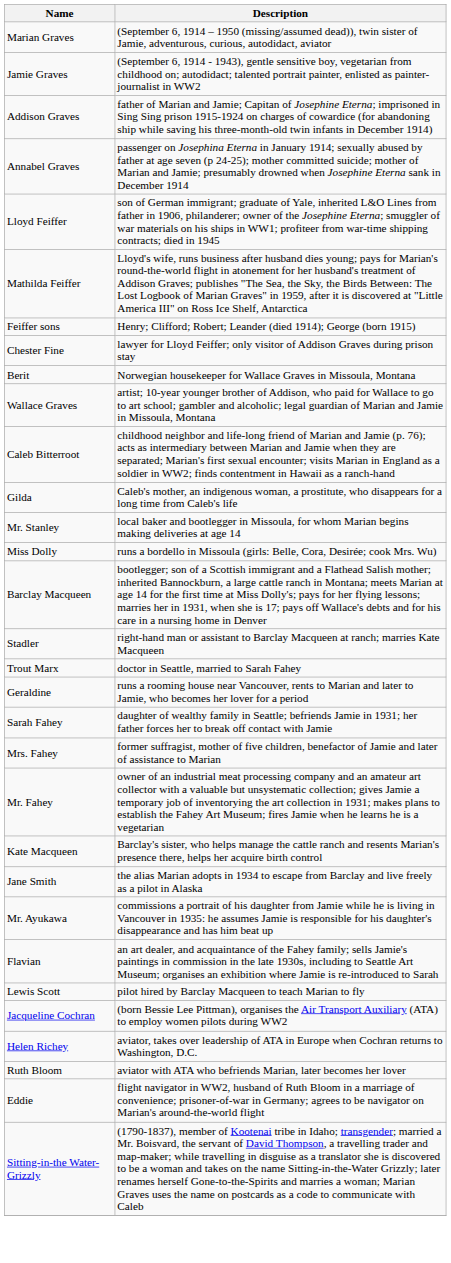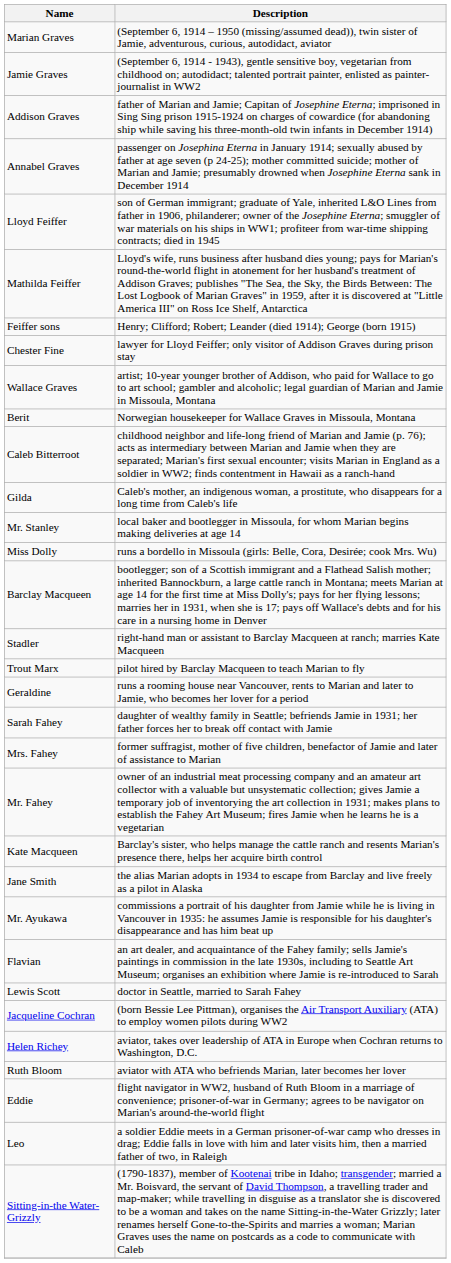rows swapped: (42, 405) <-> (18, 374)
(209, 668) doctor in Seattle, married to Sarah Fahey -> (241, 668) pilot hired by Barclay Macqueen to teach Marian to fly
(241, 991) pilot hired by Barclay Macqueen to teach Marian to fly -> (209, 991) doctor in Seattle, married to Sarah Fahey
+ row: (16, 1143)
